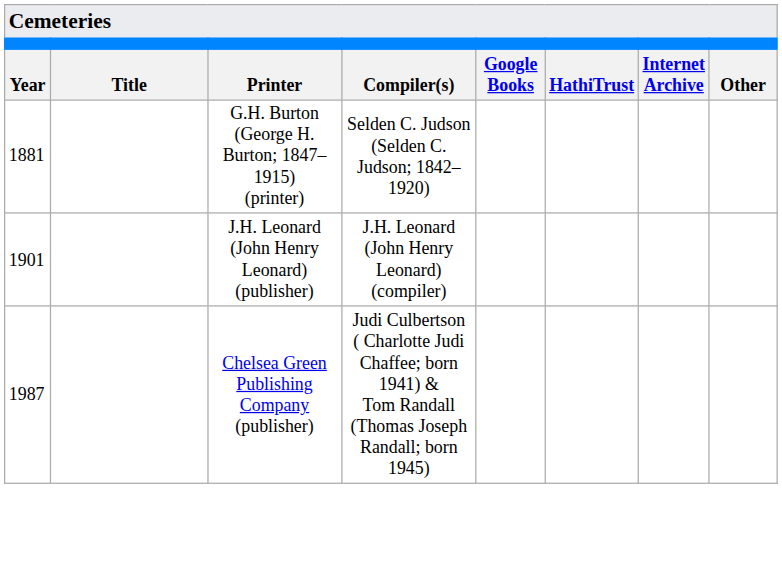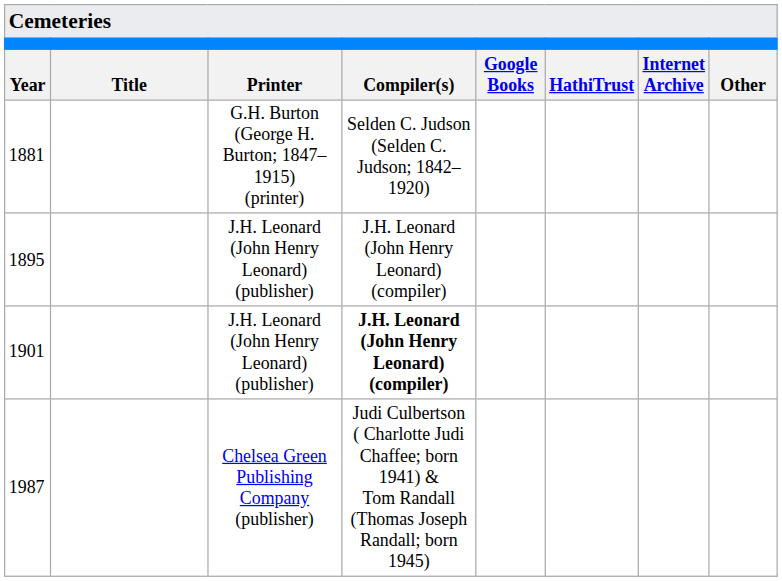+ row: (27, 259)
(409, 259) normal -> (409, 352) bold
